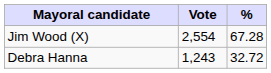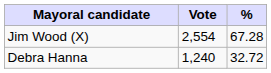(199, 57) 1,243 -> (199, 57) 1,240
